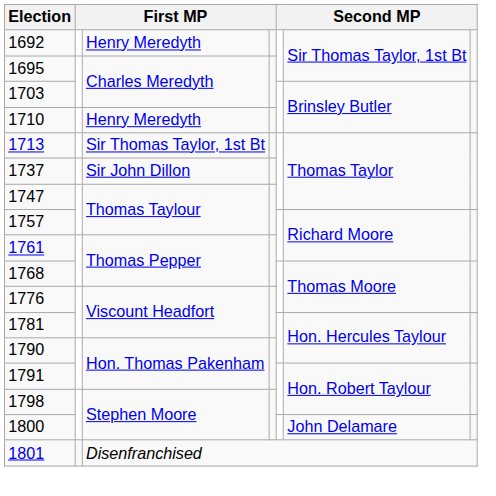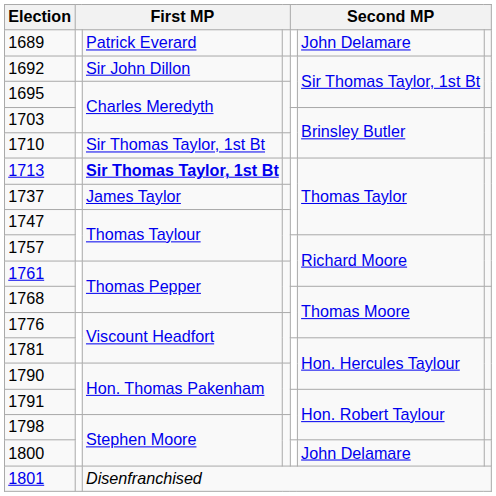+ row: (26, 42)
(143, 42) Henry Meredyth -> (138, 68) Sir John Dillon
(143, 119) Henry Meredyth -> (176, 145) Sir Thomas Taylor, 1st Bt
(176, 145) normal -> (182, 171) bold
(138, 171) Sir John Dillon -> (133, 196) James Taylor
